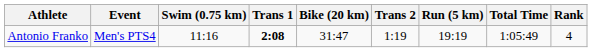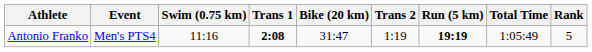(453, 36) normal -> (453, 36) bold
(569, 36) 4 -> (569, 36) 5
